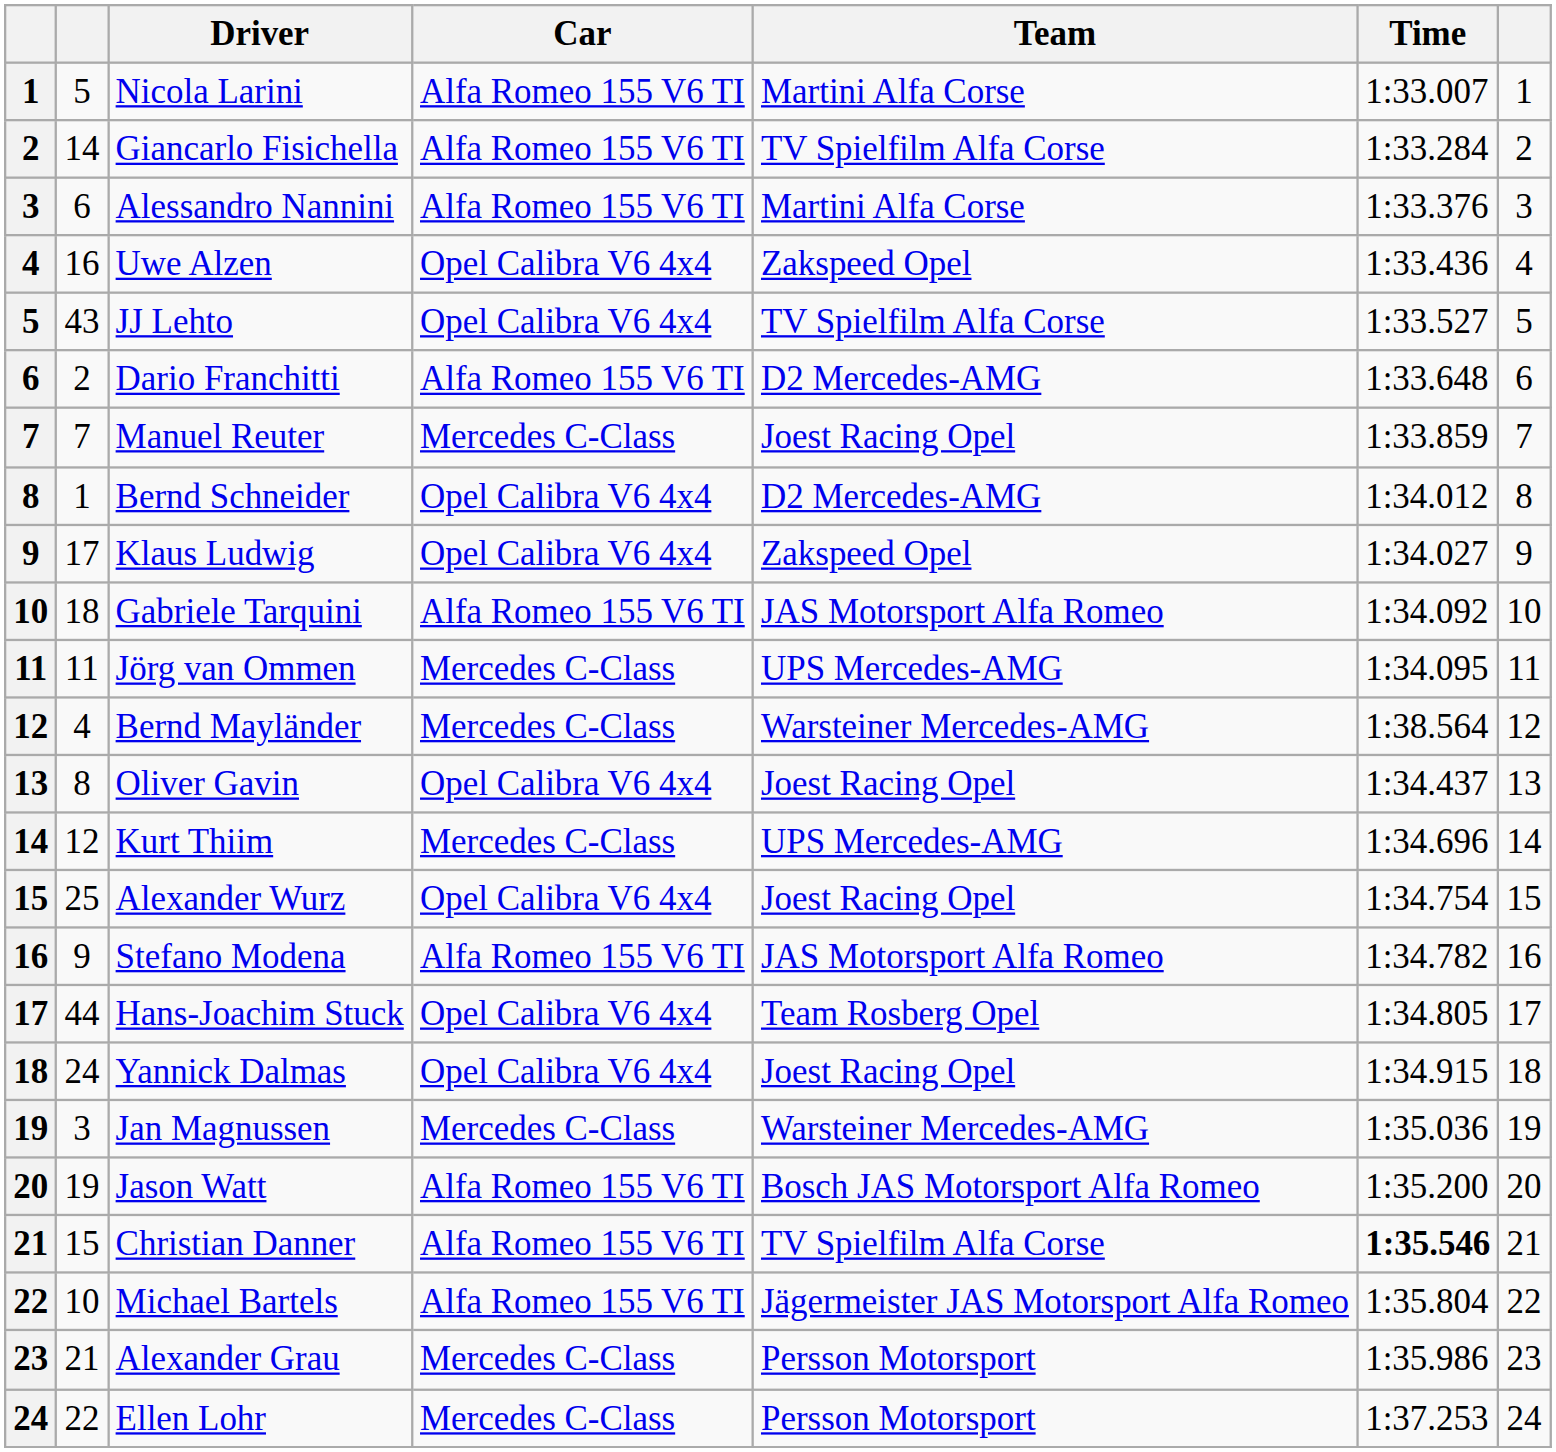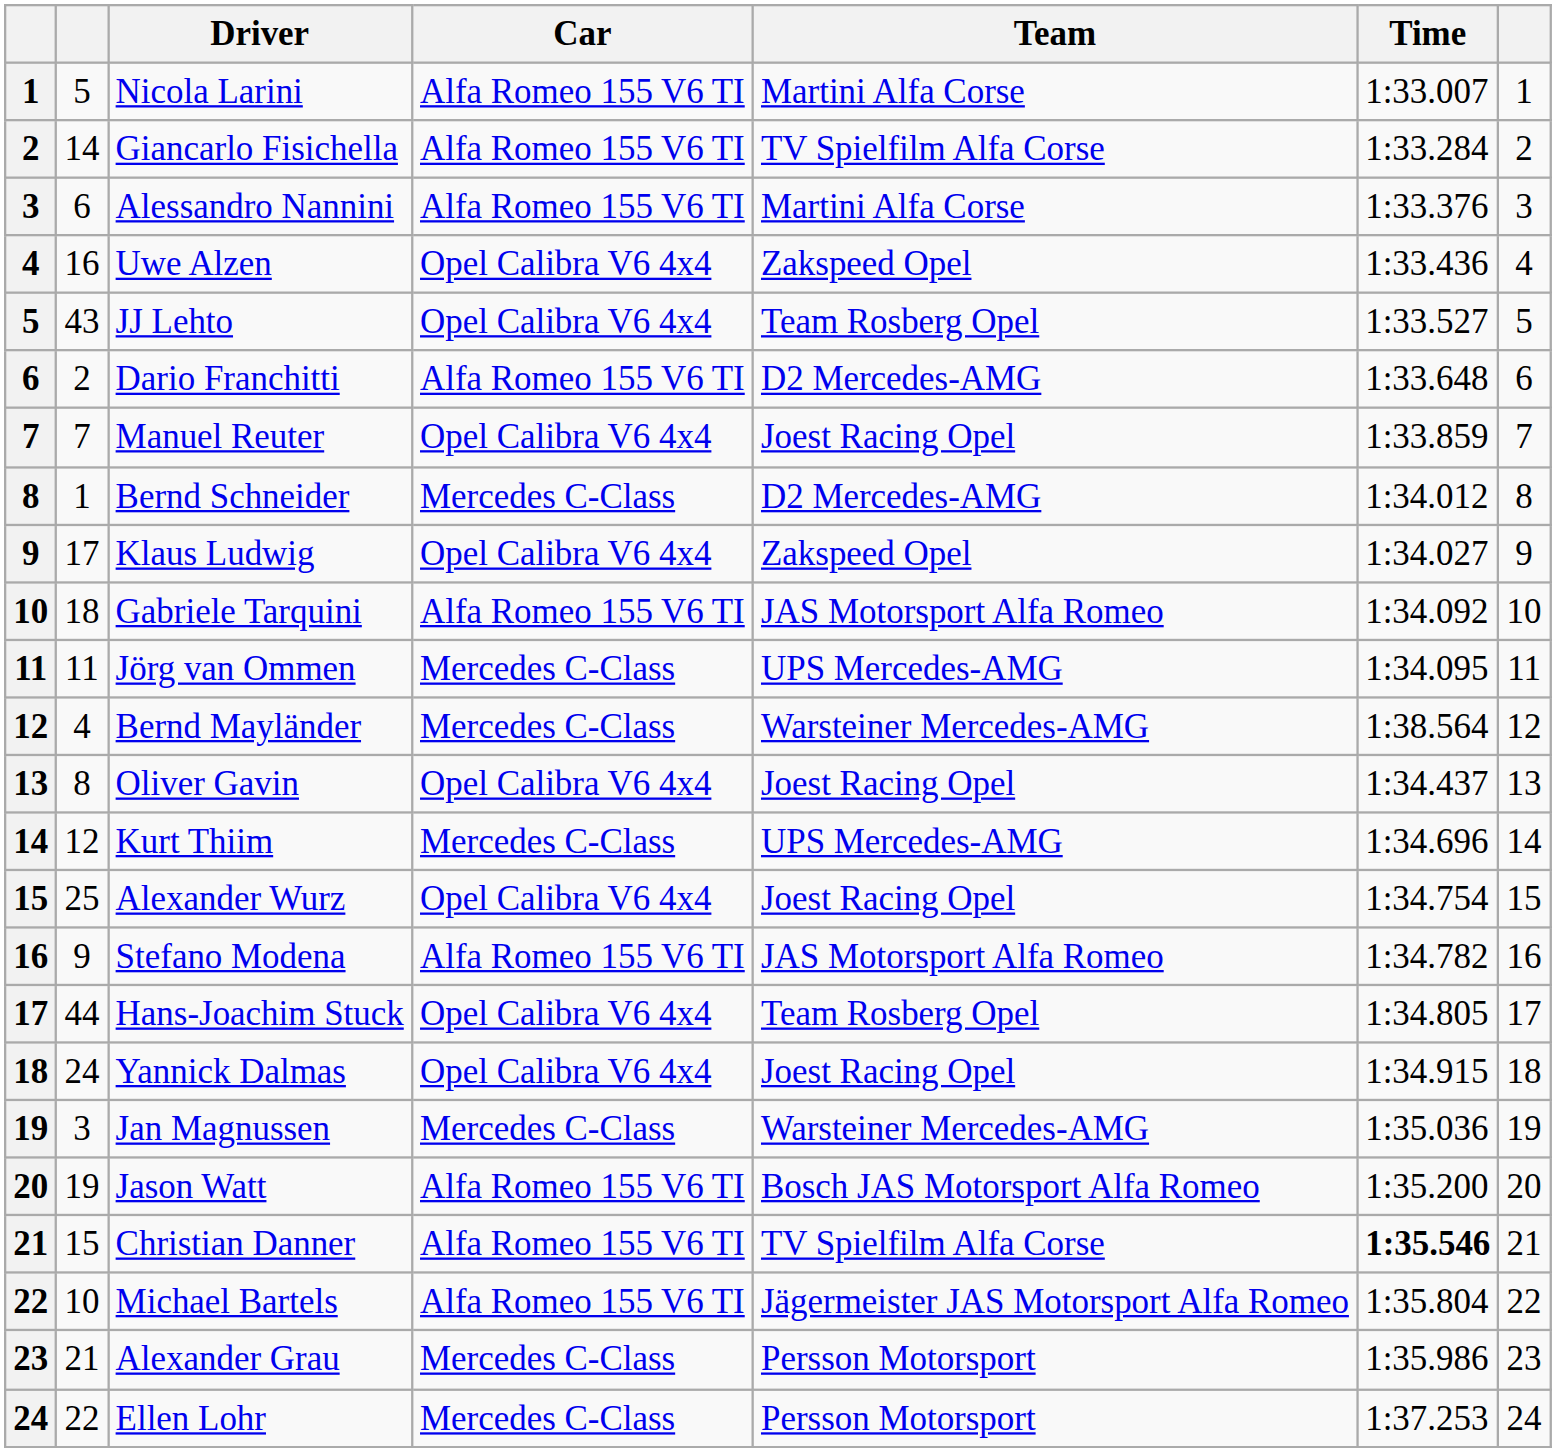(933, 321) TV Spielfilm Alfa Corse -> (900, 321) Team Rosberg Opel
(548, 437) Mercedes C-Class -> (566, 437) Opel Calibra V6 4x4
(566, 494) Opel Calibra V6 4x4 -> (548, 494) Mercedes C-Class
